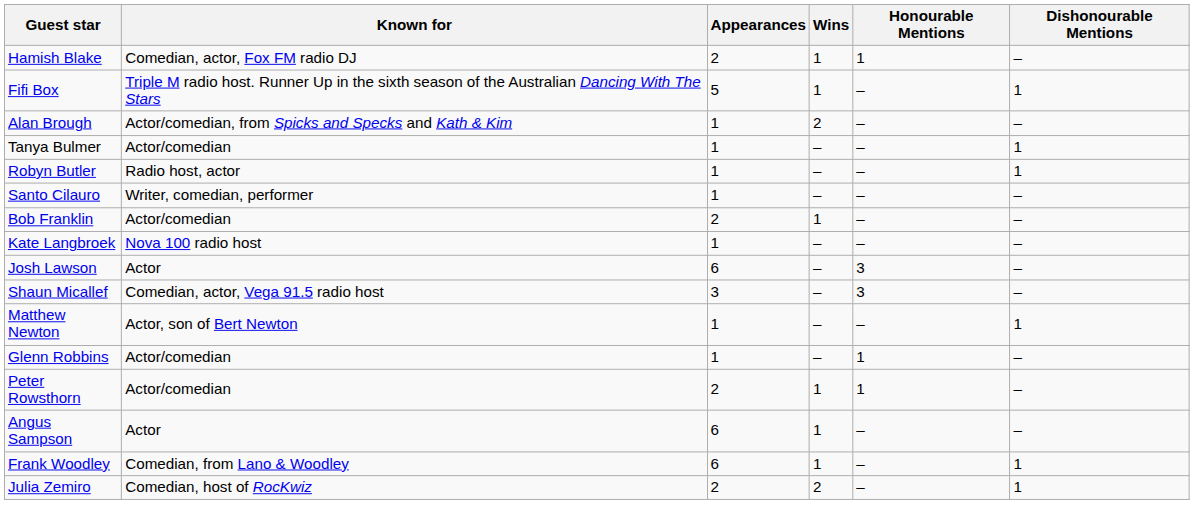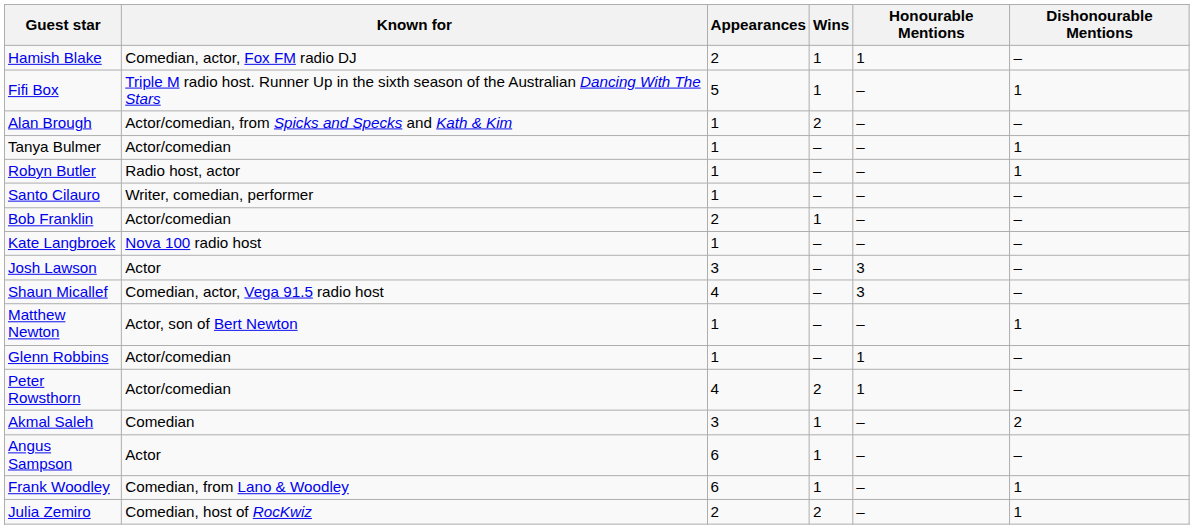(715, 267) 6 -> (715, 267) 3
(715, 291) 3 -> (715, 291) 4
(715, 389) 2 -> (715, 389) 4
(817, 389) 1 -> (817, 389) 2
+ row: (51, 422)
